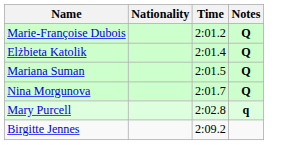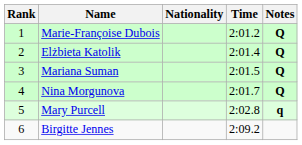+ column: (21, 14)
